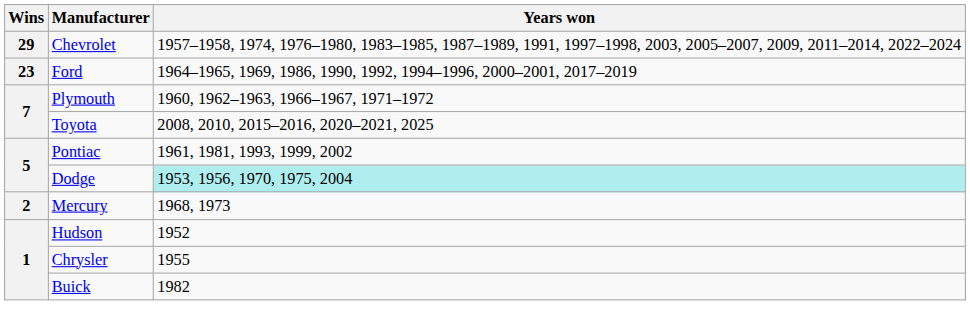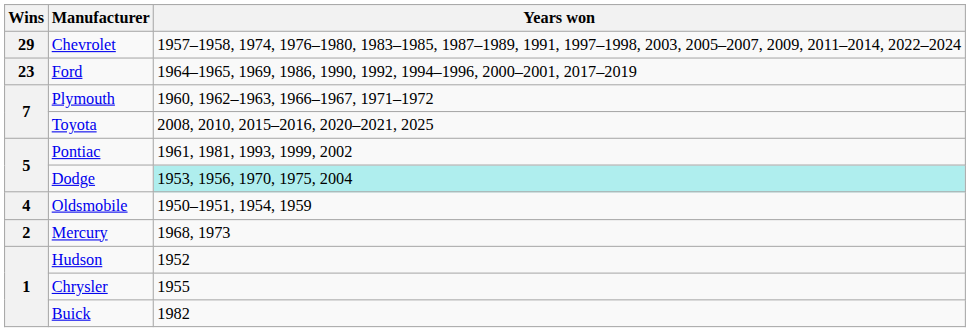+ row: (90, 205)
